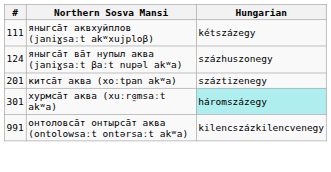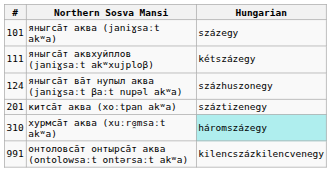+ row: (94, 33)
(15, 101) 301 -> (15, 128) 310
